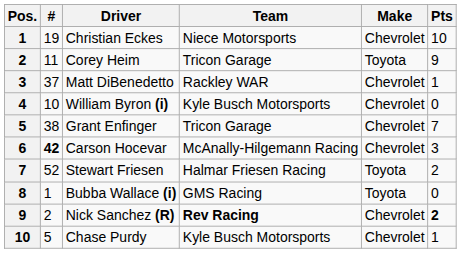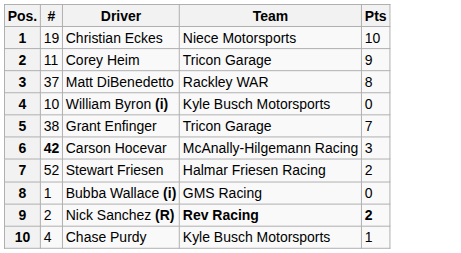- column: (395, 16)
(435, 82) 1 -> (369, 82) 8
(48, 237) 5 -> (48, 237) 4
